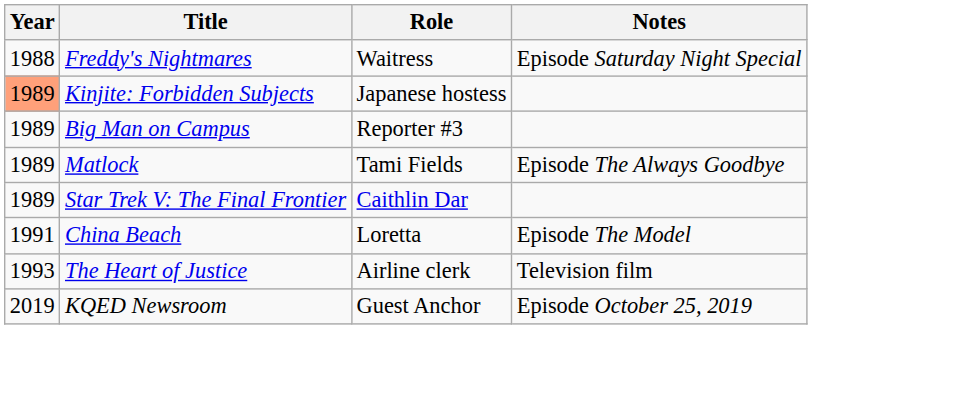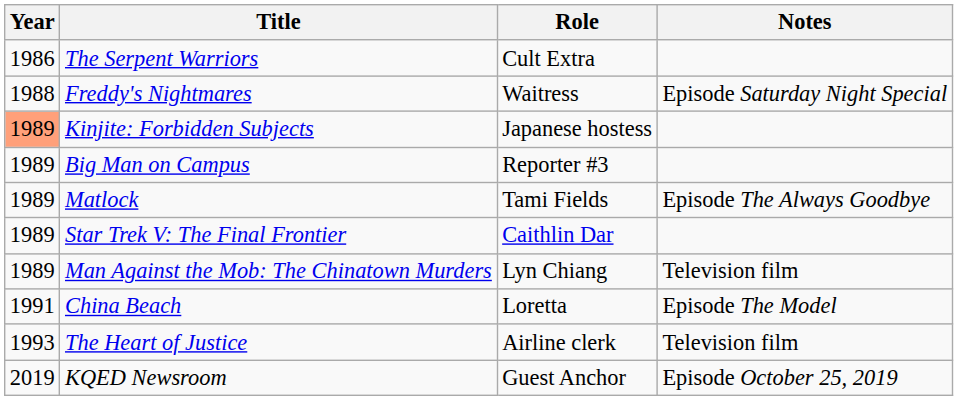+ row: (162, 57)
+ row: (278, 270)
